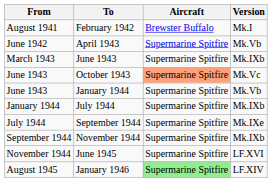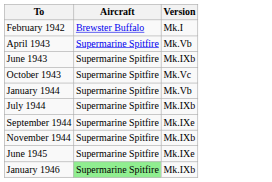- column: (39, 12)
(187, 75) lightsalmon background -> (117, 75) no background
(248, 153) LF.XVI -> (179, 153) Mk.IXe
(248, 169) LF.XIV -> (179, 169) Mk.IXb
